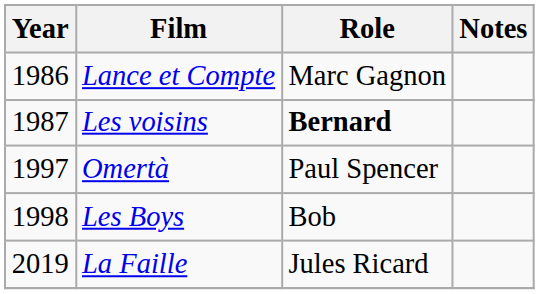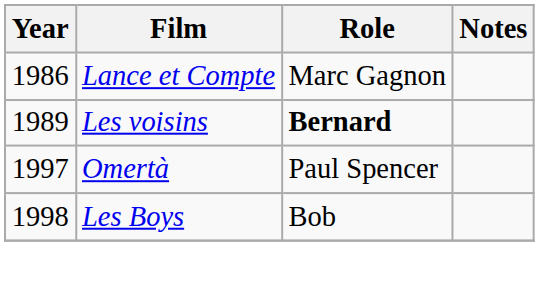(40, 122) 1987 -> (40, 122) 1989
- row: (135, 263)
